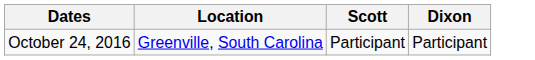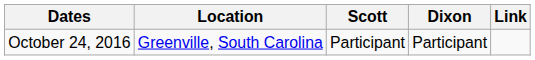+ column: (511, 17)
